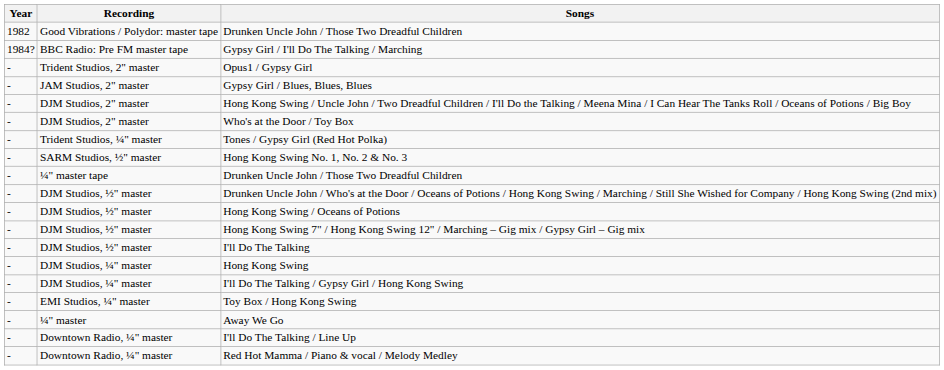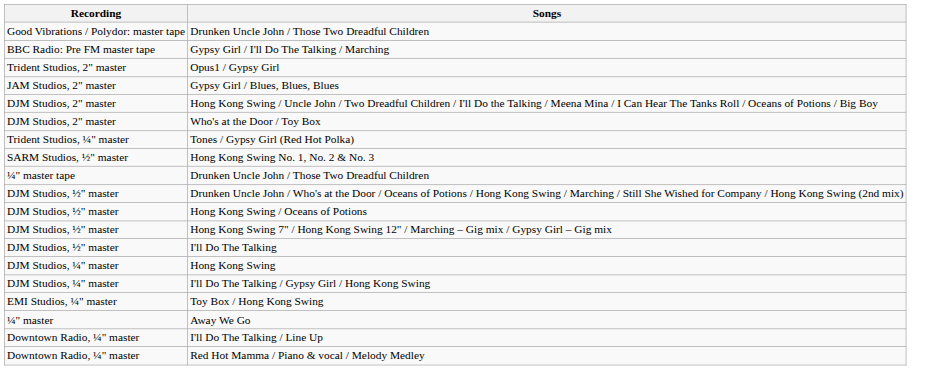- column: (21, 13)
